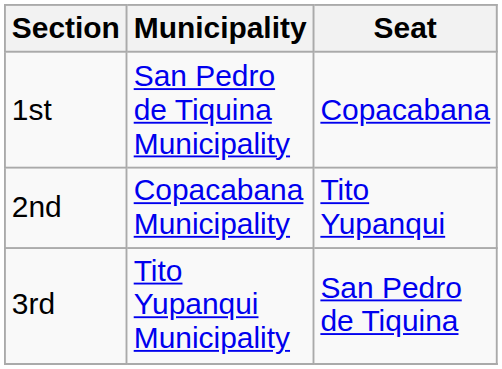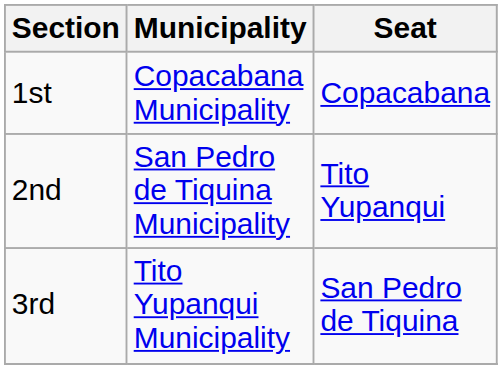(212, 109) San Pedro de Tiquina Municipality -> (219, 92) Copacabana Municipality
(219, 207) Copacabana Municipality -> (212, 190) San Pedro de Tiquina Municipality
